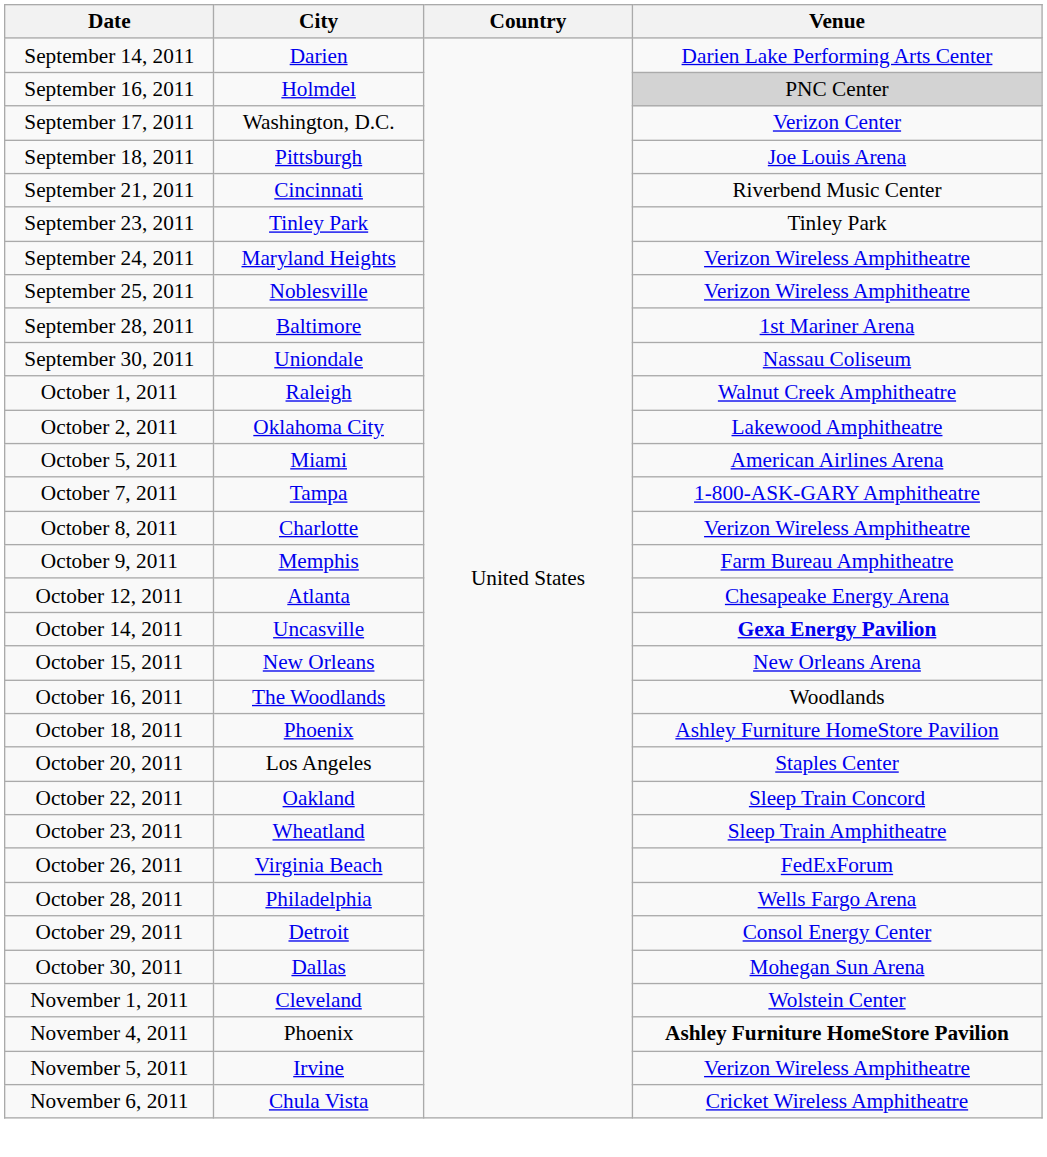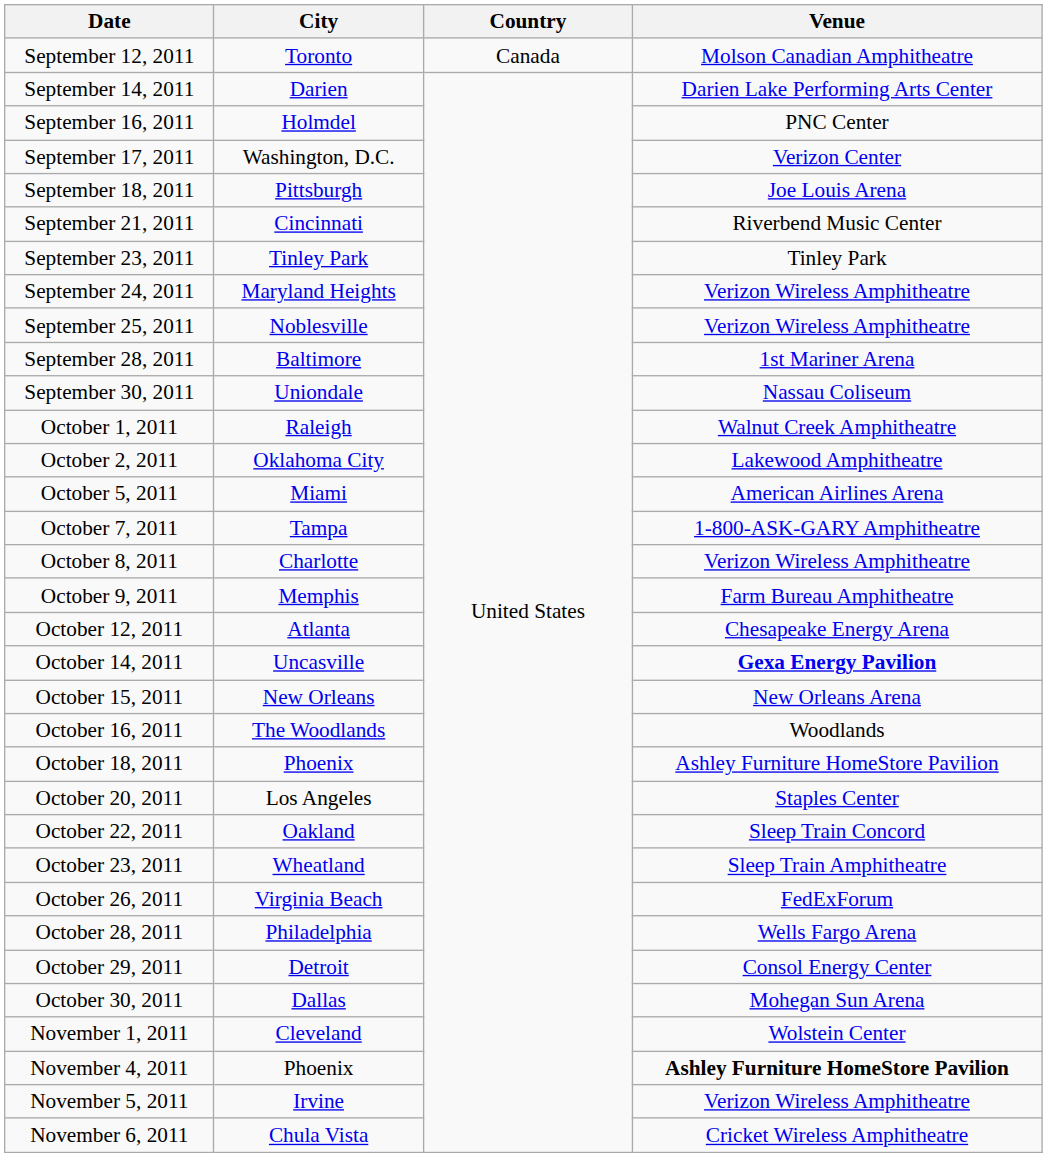+ row: (109, 55)
(837, 88) lightgrey background -> (837, 122) no background
